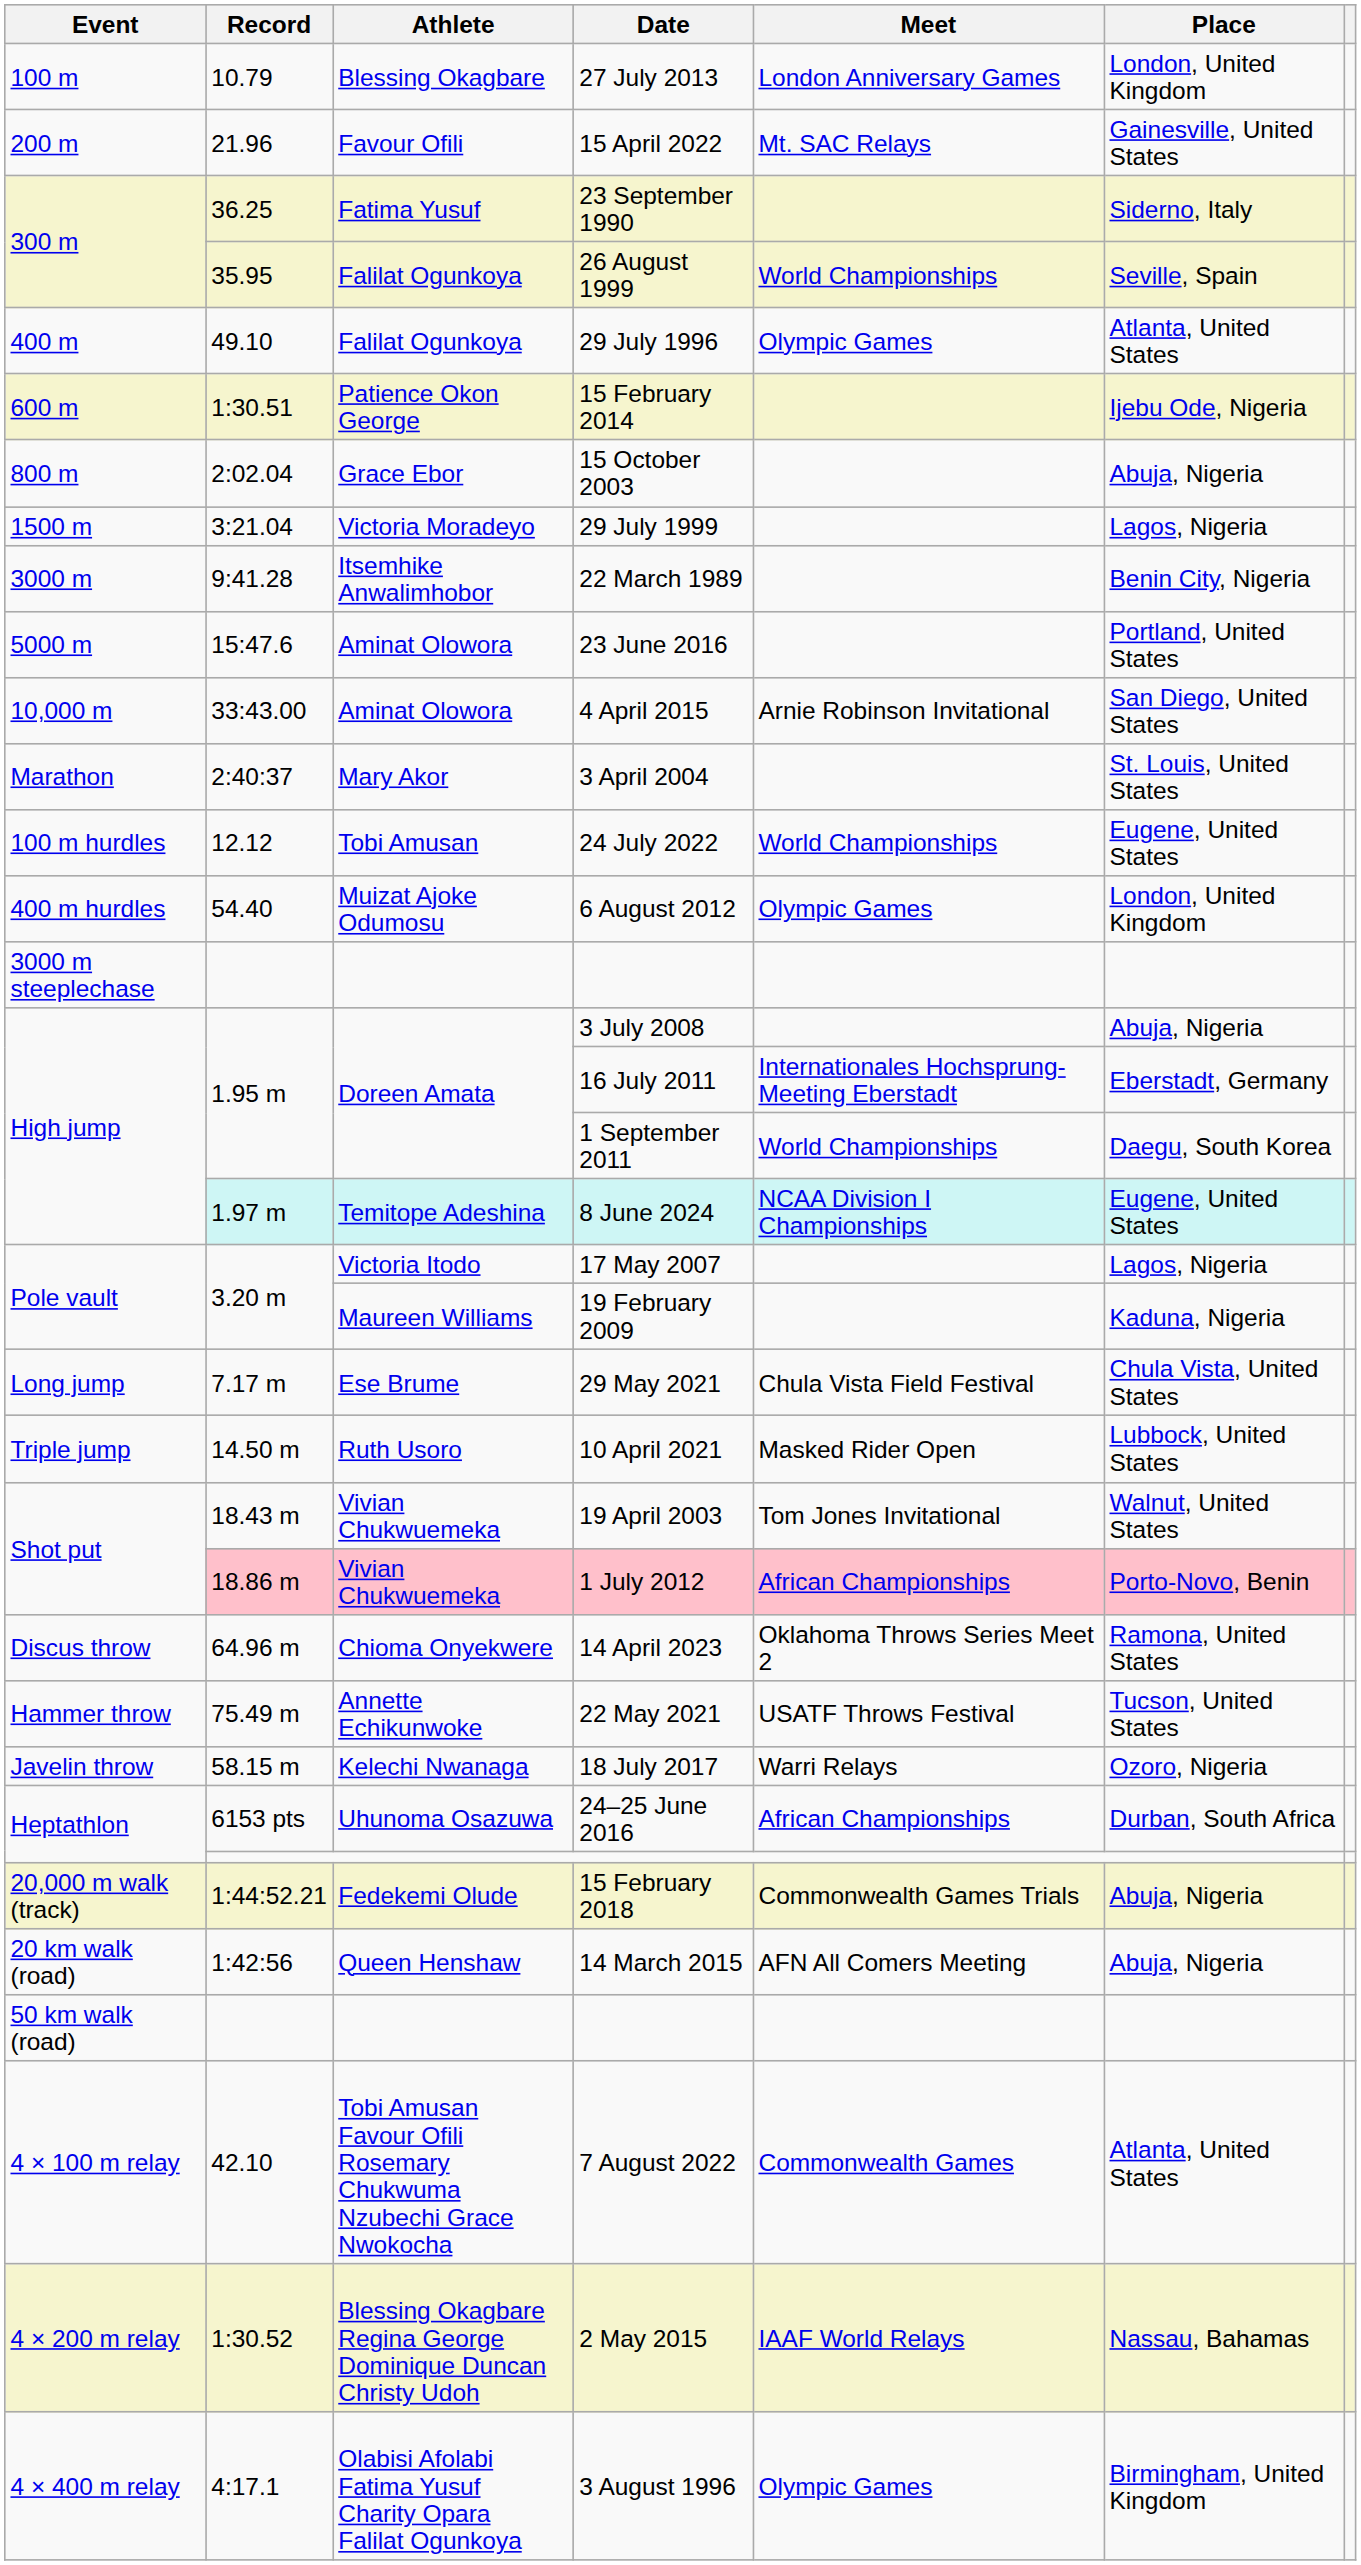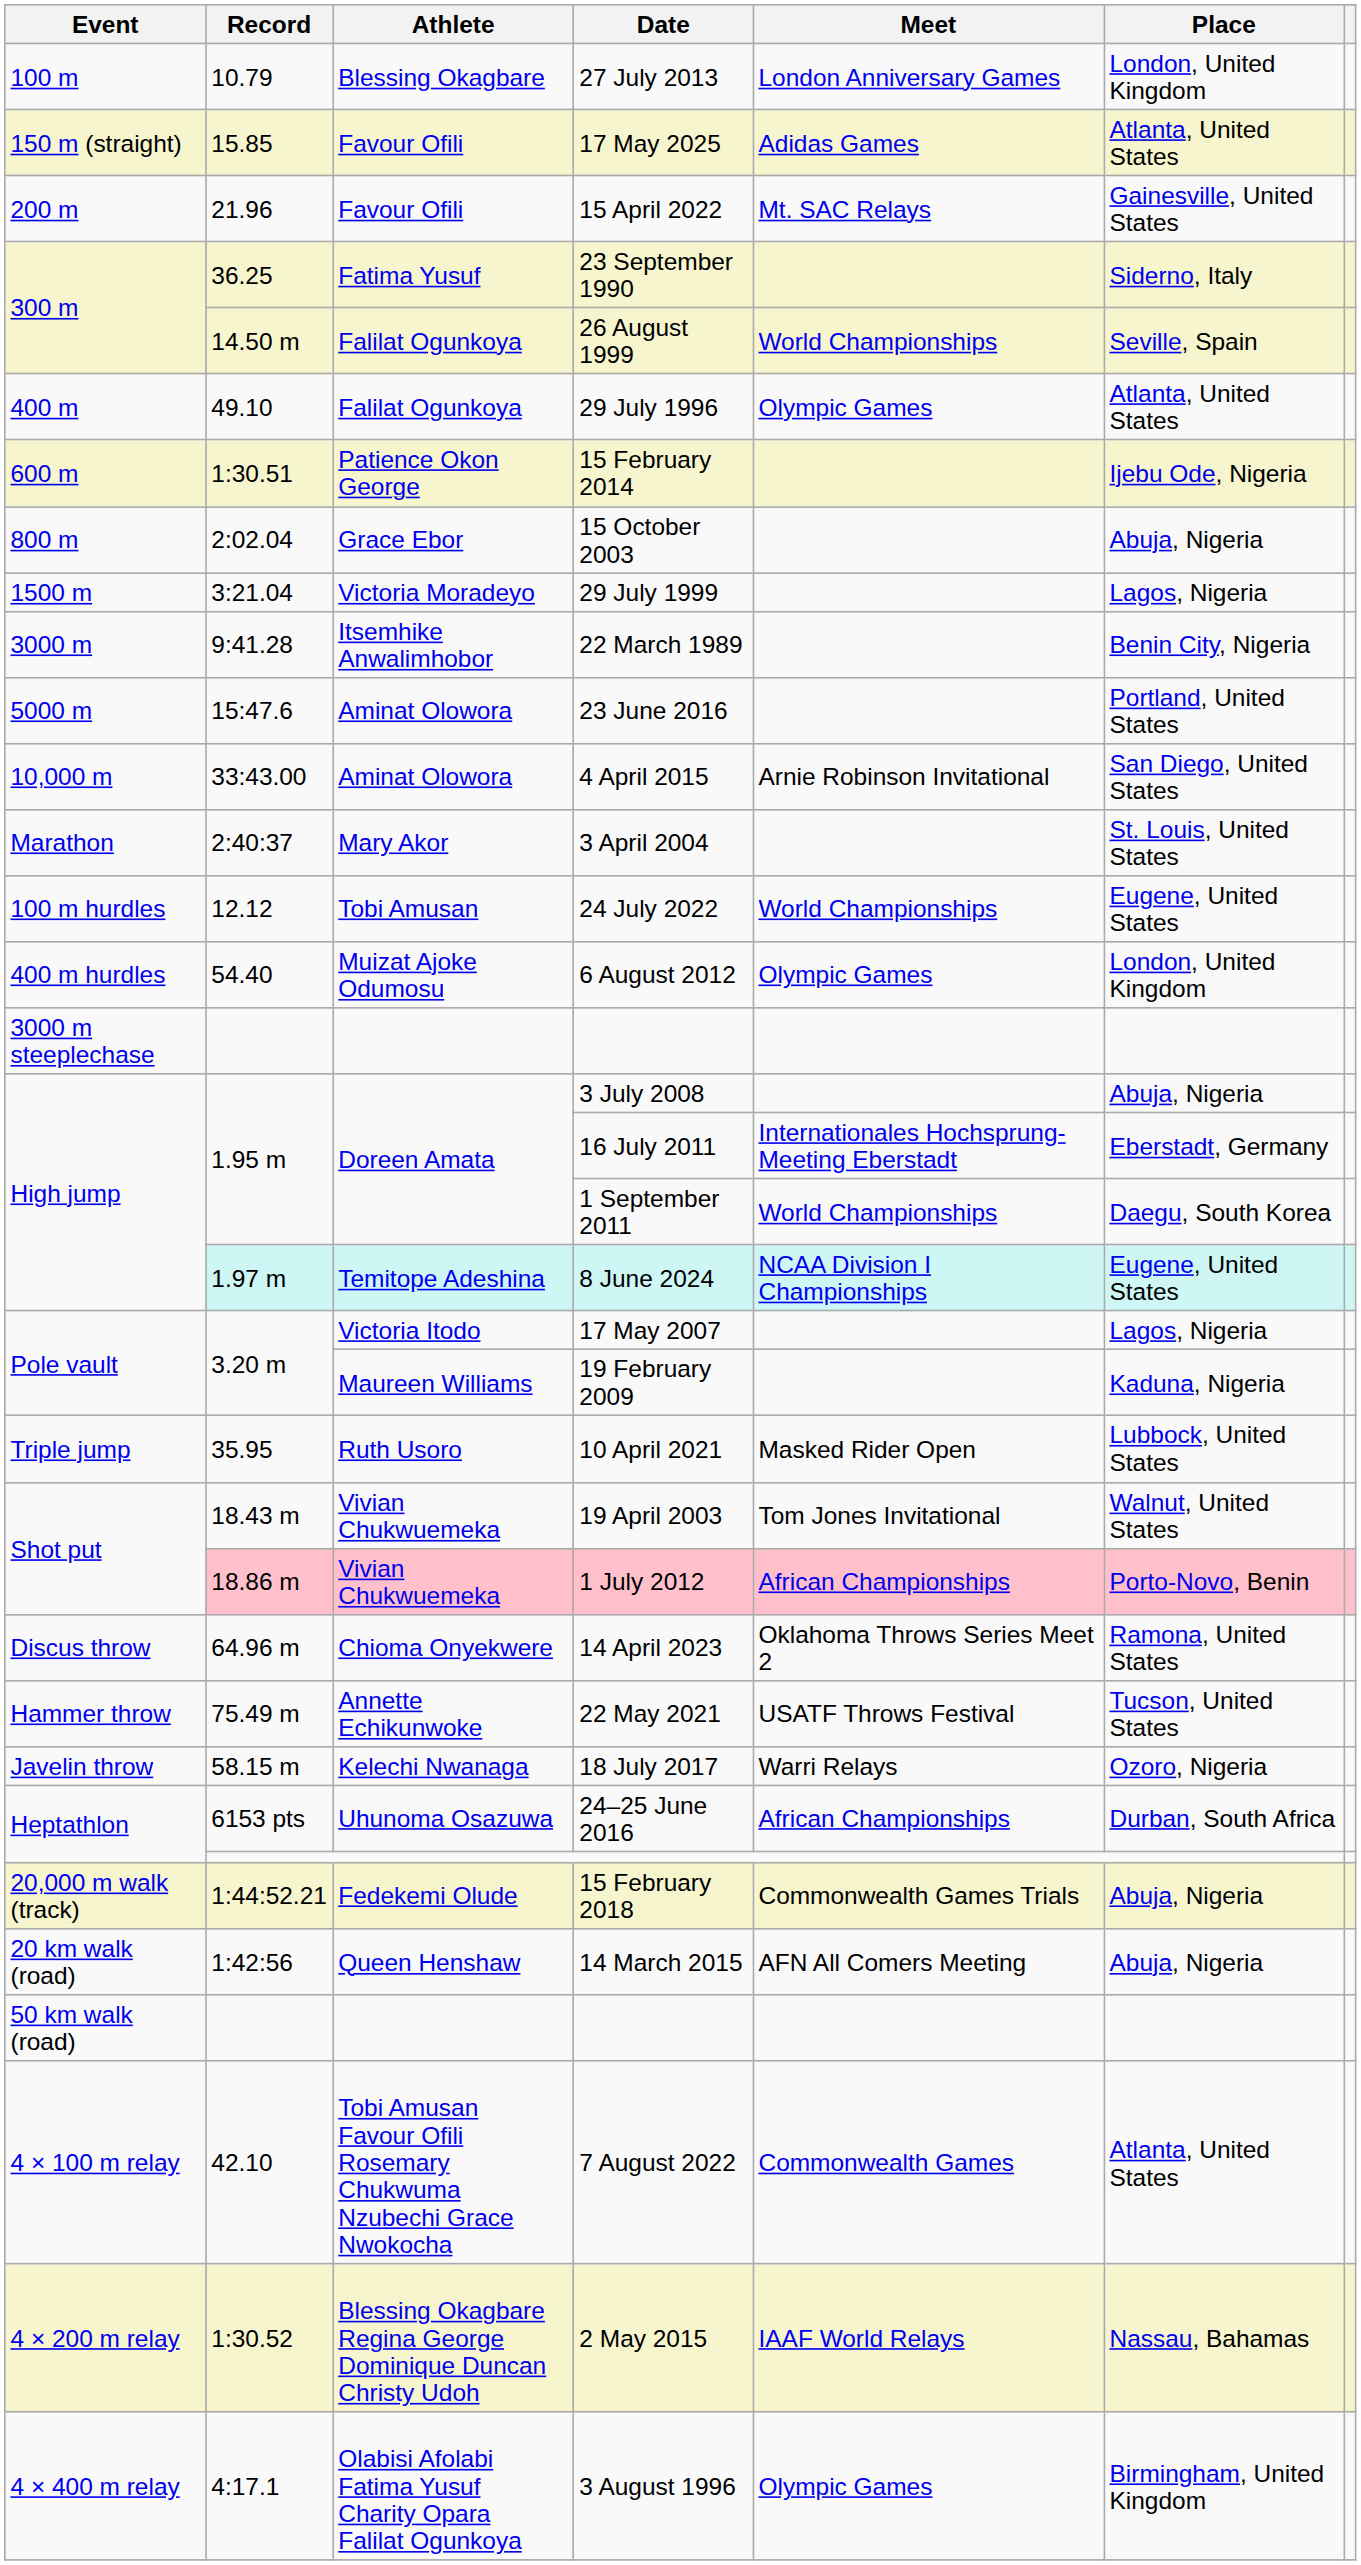+ row: (96, 143)
(242, 275) 35.95 -> (255, 341) 14.50 m
- row: (68, 1383)
(255, 1449) 14.50 m -> (242, 1449) 35.95
